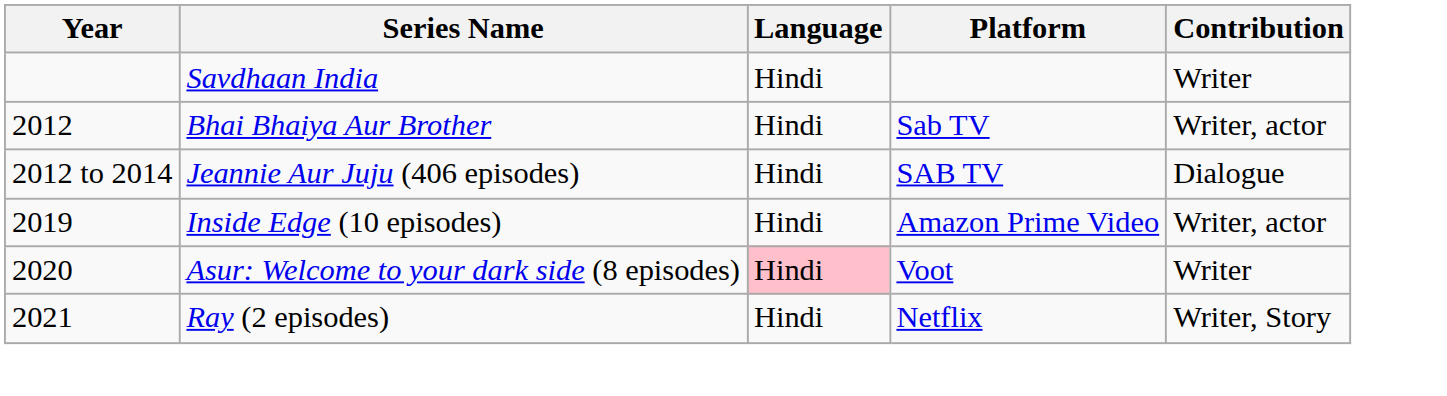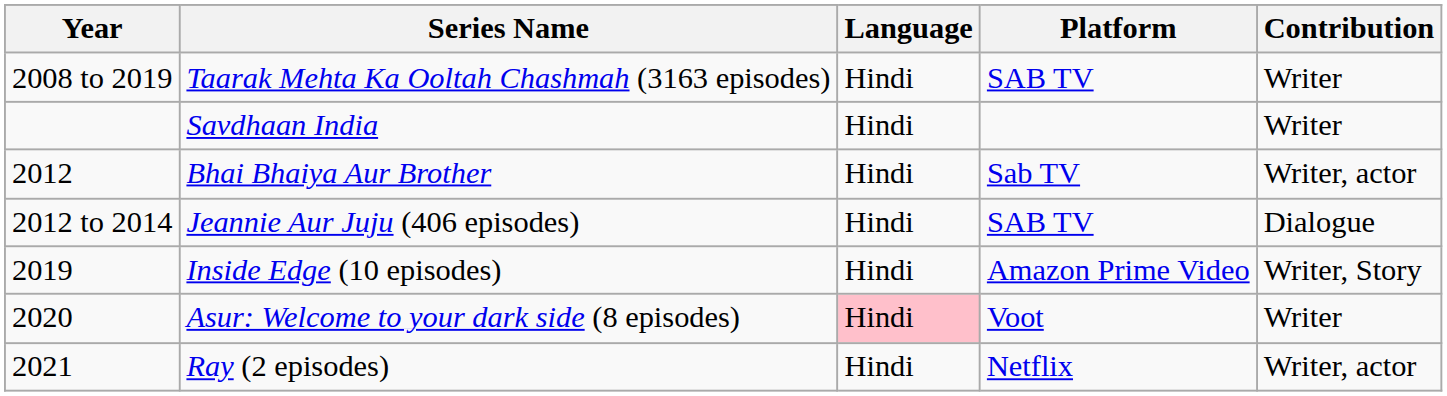+ row: (508, 76)
(1250, 221) Writer, actor -> (1343, 269) Writer, Story
(1252, 317) Writer, Story -> (1340, 366) Writer, actor
